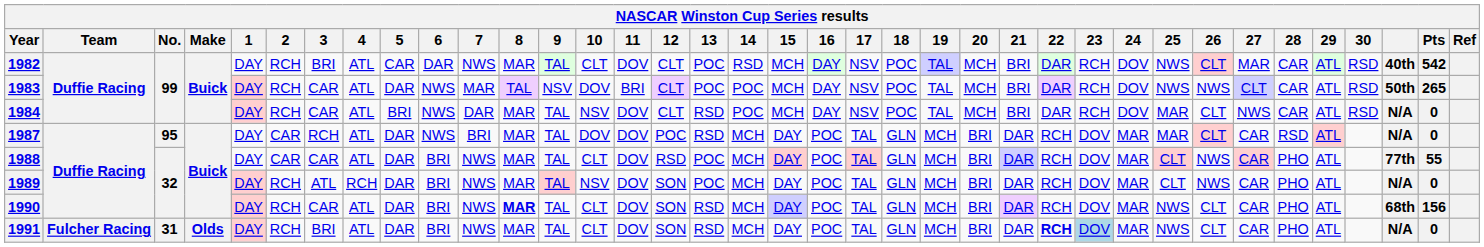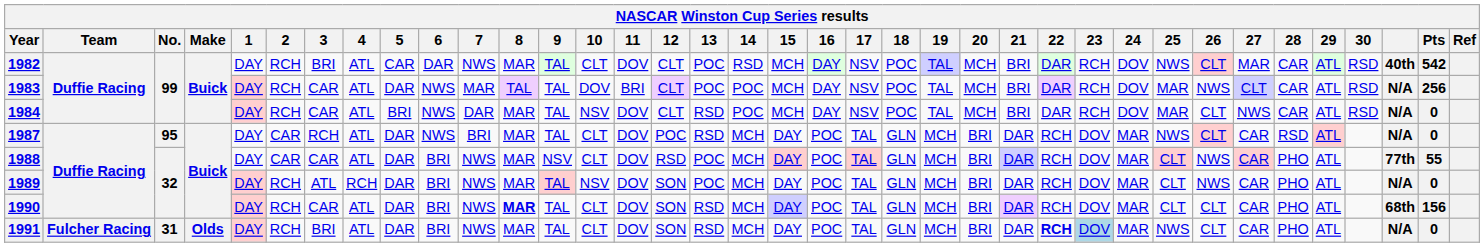(557, 88) NSV -> (557, 88) TAL
(1173, 88) NWS -> (1173, 88) MAR
(1400, 88) 50th -> (1400, 88) N/A
(1434, 88) 265 -> (1434, 88) 256
(595, 135) DOV -> (595, 135) CLT
(1173, 135) MAR -> (1173, 135) NWS
(557, 159) TAL -> (557, 159) NSV
(1173, 206) NWS -> (1173, 206) CLT
